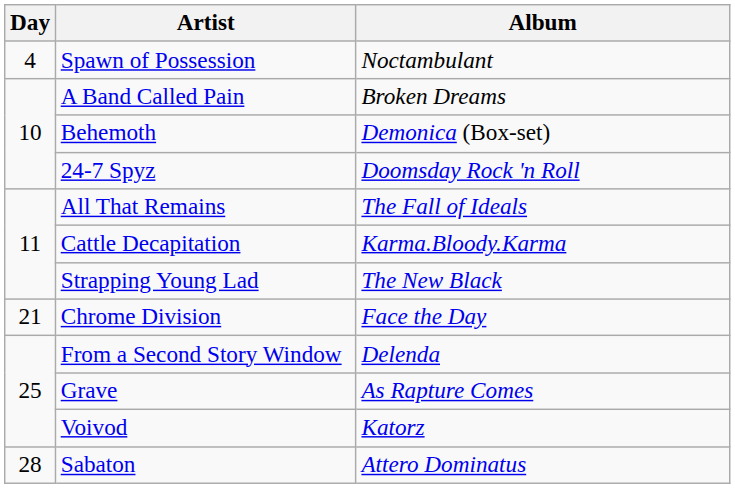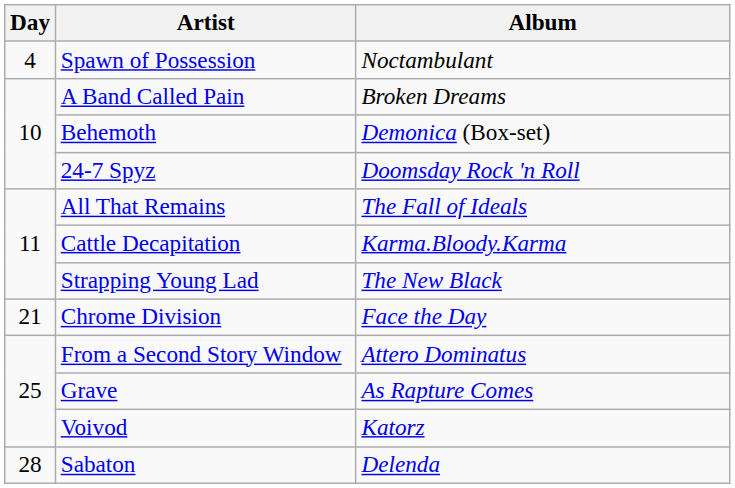(401, 354) Delenda -> (444, 354) Attero Dominatus
(444, 464) Attero Dominatus -> (401, 464) Delenda
